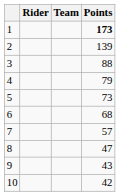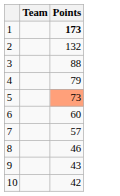- column: (36, 13)
(104, 47) 139 -> (73, 47) 132
(107, 98) no background -> (76, 98) lightsalmon background
(107, 115) 68 -> (76, 115) 60
(107, 149) 47 -> (76, 149) 46
